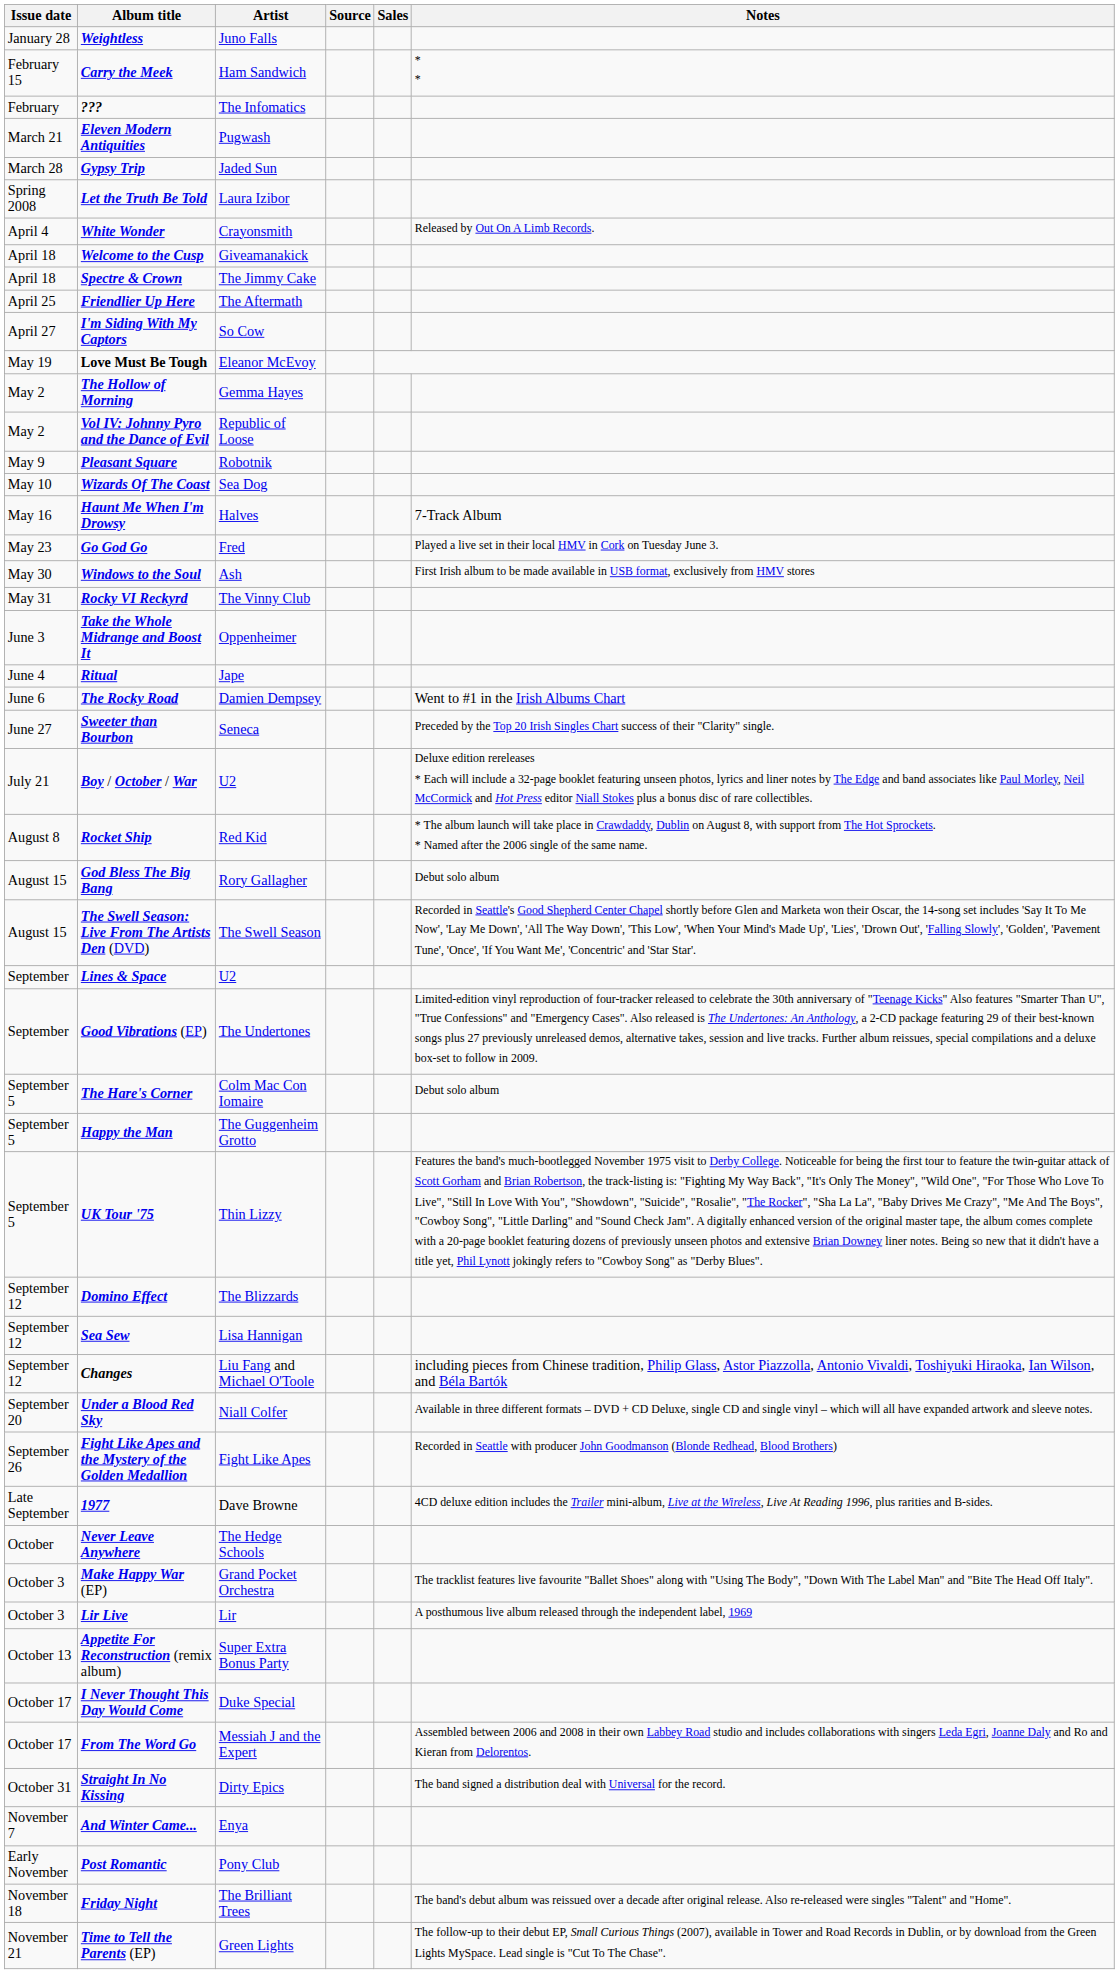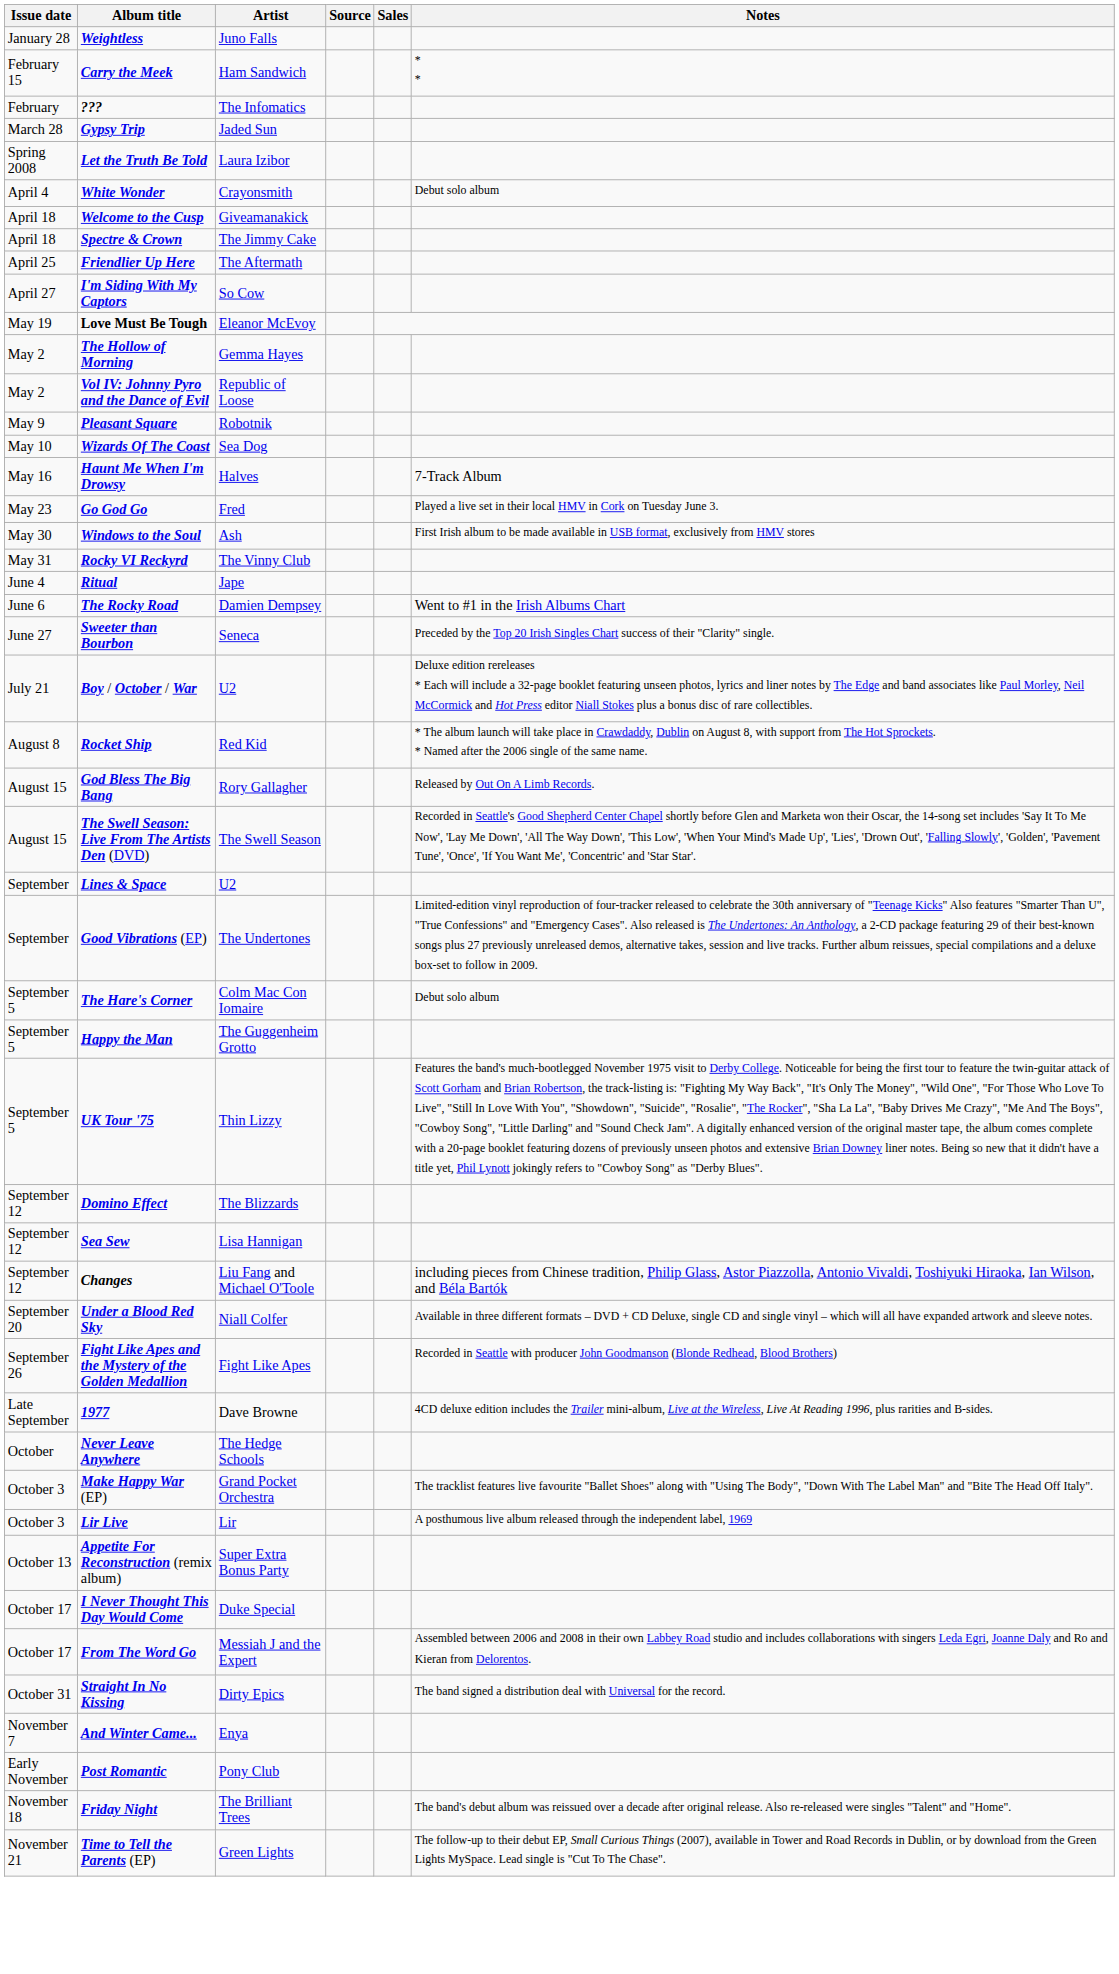- row: (126, 137)
(505, 228) Released by Out On A Limb Records. -> (457, 190) Debut solo album
- row: (141, 637)
(457, 877) Debut solo album -> (505, 784) Released by Out On A Limb Records.
